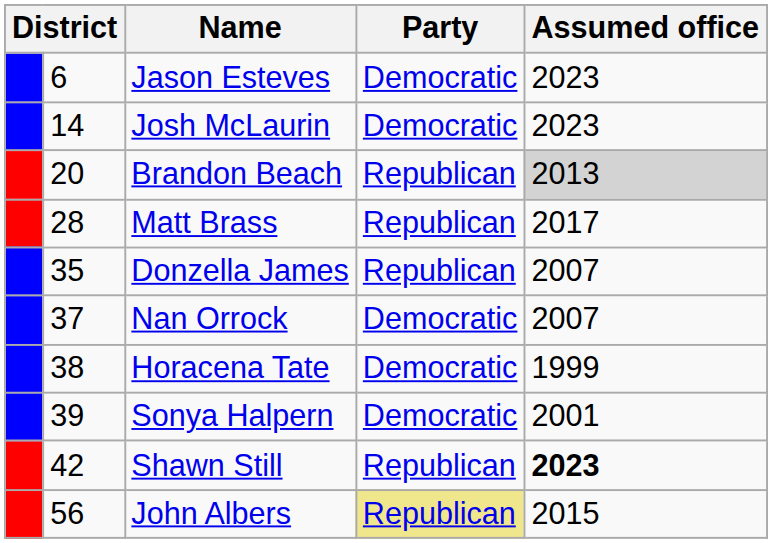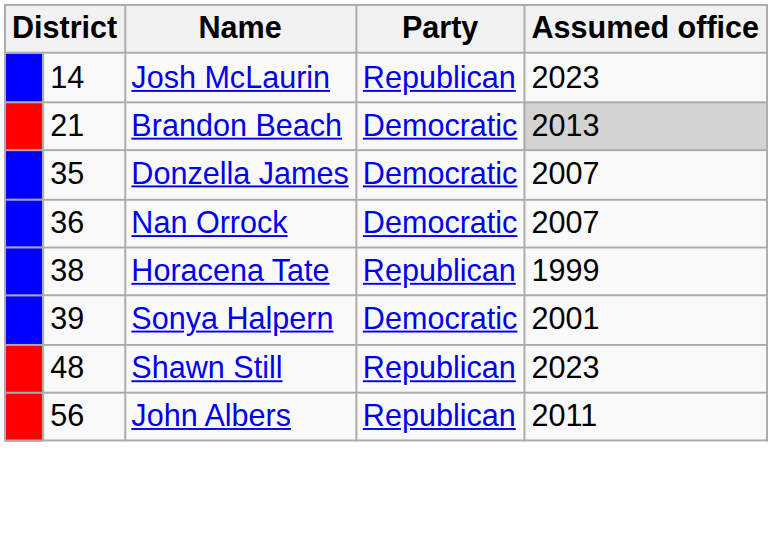- row: (231, 77)
(440, 125) Democratic -> (439, 77) Republican
(67, 174) 20 -> (67, 125) 21
(439, 174) Republican -> (440, 125) Democratic
- row: (204, 222)
(439, 271) Republican -> (440, 174) Democratic
(67, 319) 37 -> (67, 222) 36
(440, 367) Democratic -> (439, 271) Republican
(67, 464) 42 -> (67, 367) 48
(565, 464) bold -> (565, 367) normal
(439, 513) khaki background -> (439, 416) no background
(565, 513) 2015 -> (564, 416) 2011
